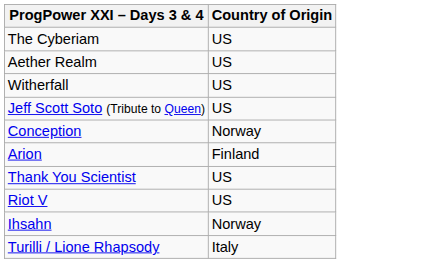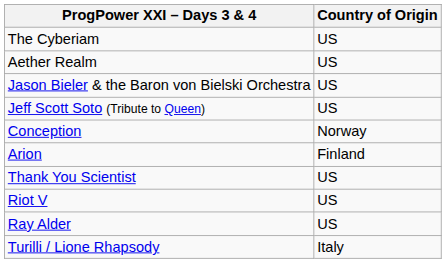- row: (38, 85)
+ row: (159, 85)
+ row: (39, 223)
- row: (30, 223)
